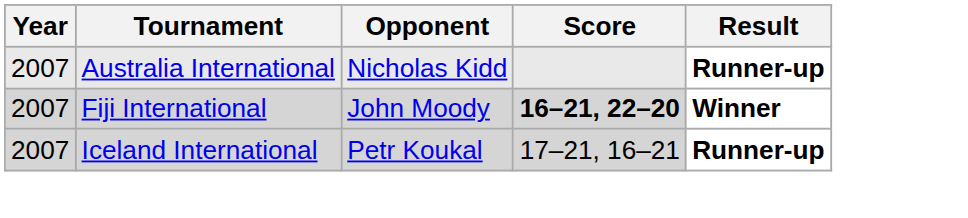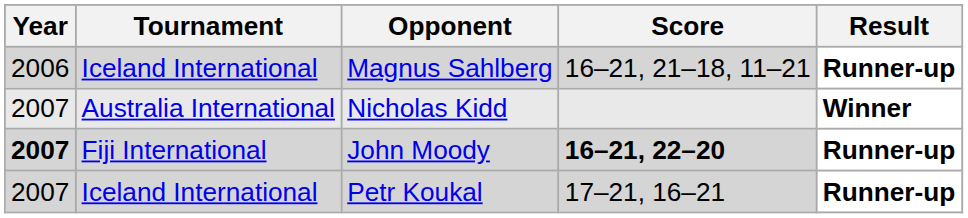+ row: (450, 67)
(758, 67) Runner-up -> (867, 109) Winner
(40, 109) normal -> (40, 150) bold
(736, 109) Winner -> (889, 150) Runner-up
